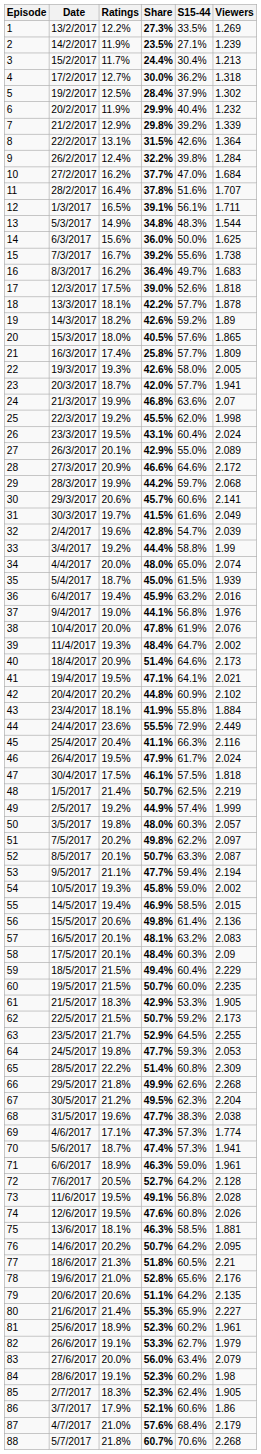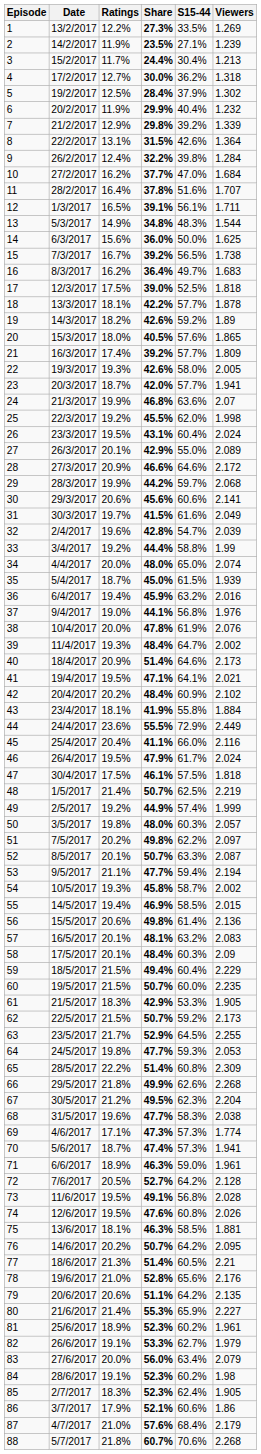(192, 256) 55.6% -> (192, 256) 56.5%
(192, 288) 52.6% -> (192, 288) 52.5%
(158, 353) 25.8% -> (158, 353) 39.2%
(158, 499) 45.7% -> (158, 499) 45.6%
(158, 694) 44.8% -> (158, 694) 48.4%
(192, 743) 66.3% -> (192, 743) 66.0%
(192, 889) 59.0% -> (192, 889) 58.7%
(192, 1116) 38.3% -> (192, 1116) 58.3%
(158, 1263) 51.8% -> (158, 1263) 51.4%
